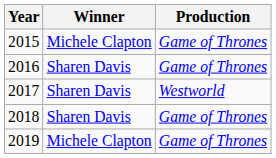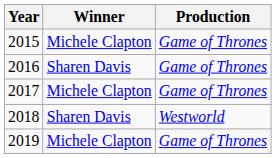(89, 91) Sharen Davis -> (99, 91) Michele Clapton
(192, 91) Westworld -> (213, 91) Game of Thrones
(213, 116) Game of Thrones -> (192, 116) Westworld
